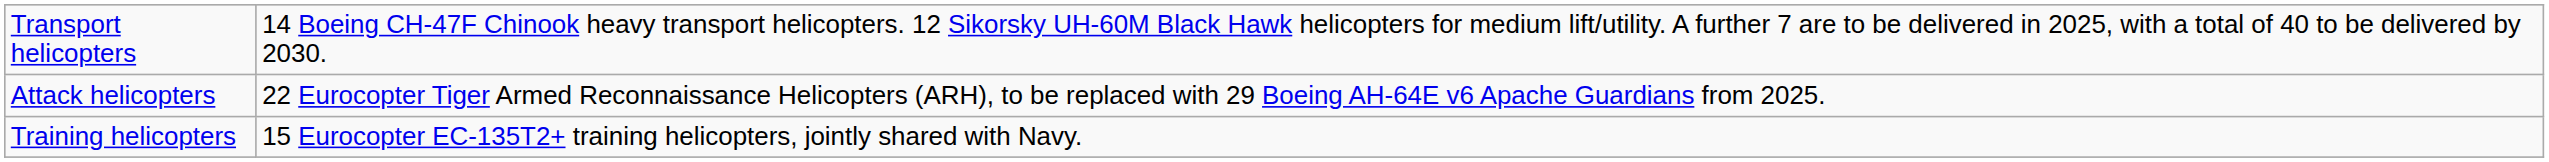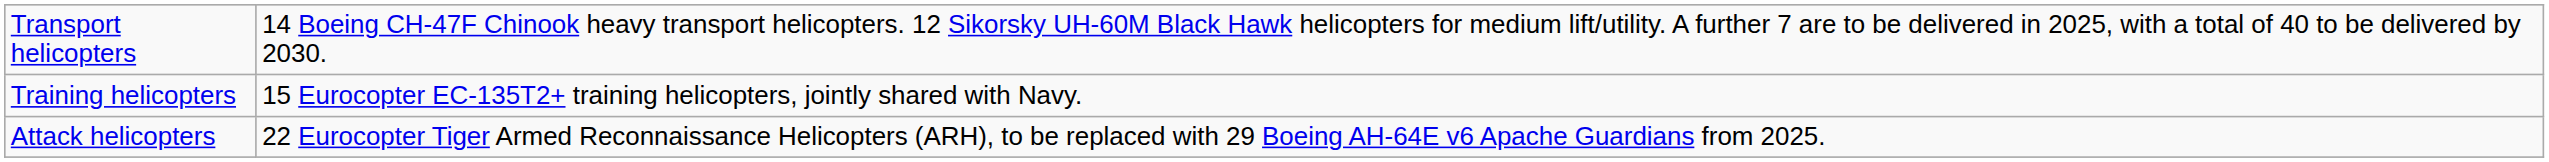rows swapped: (113, 95) <-> (123, 136)
